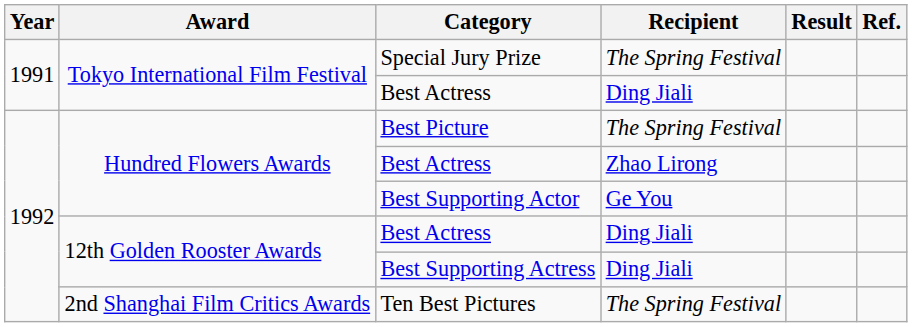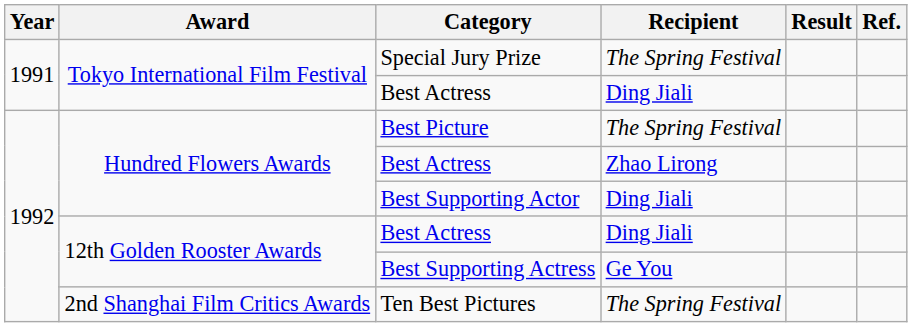(639, 198) Ge You -> (649, 198) Ding Jiali
(649, 269) Ding Jiali -> (639, 269) Ge You
